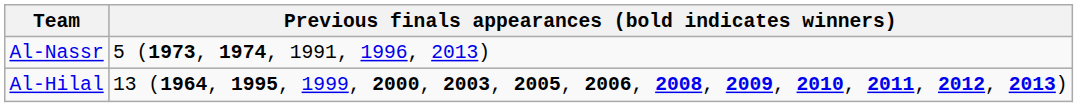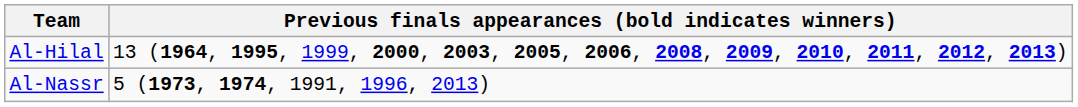rows swapped: (57, 85) <-> (57, 53)
